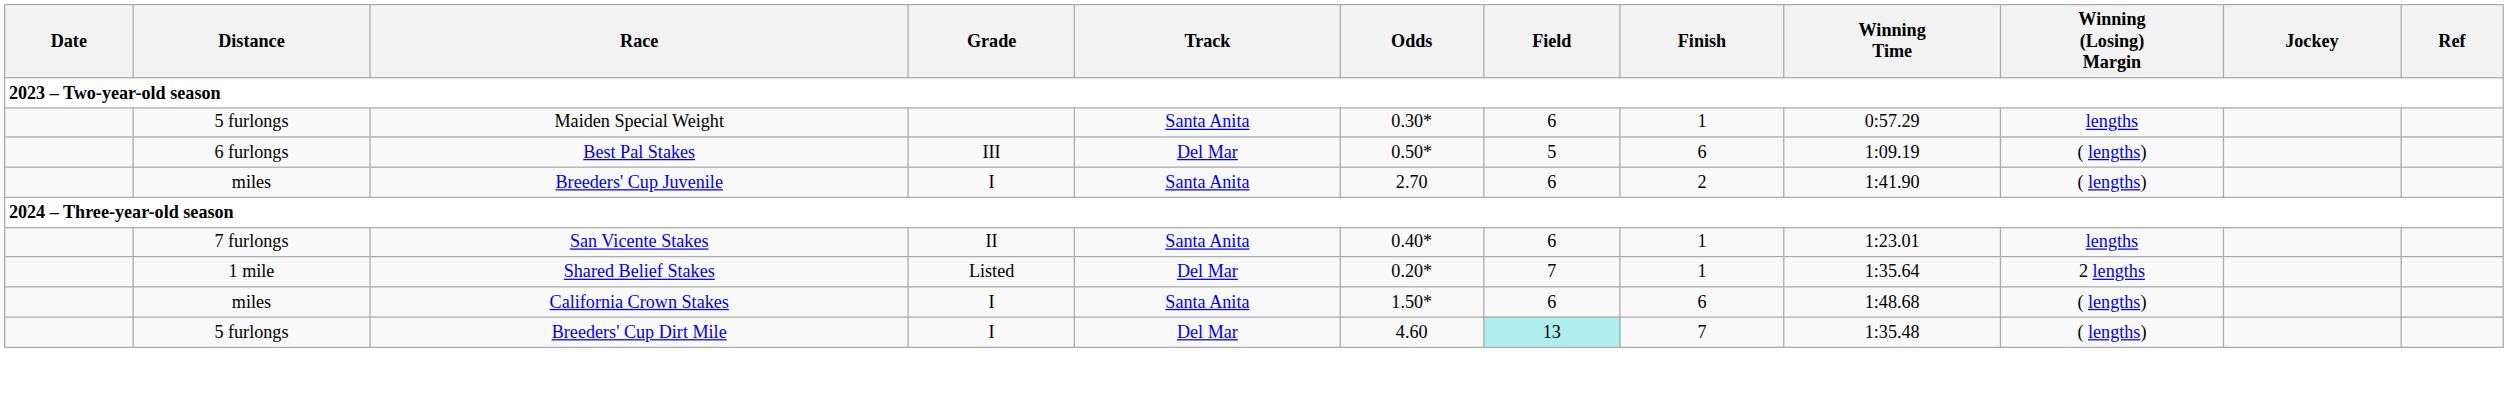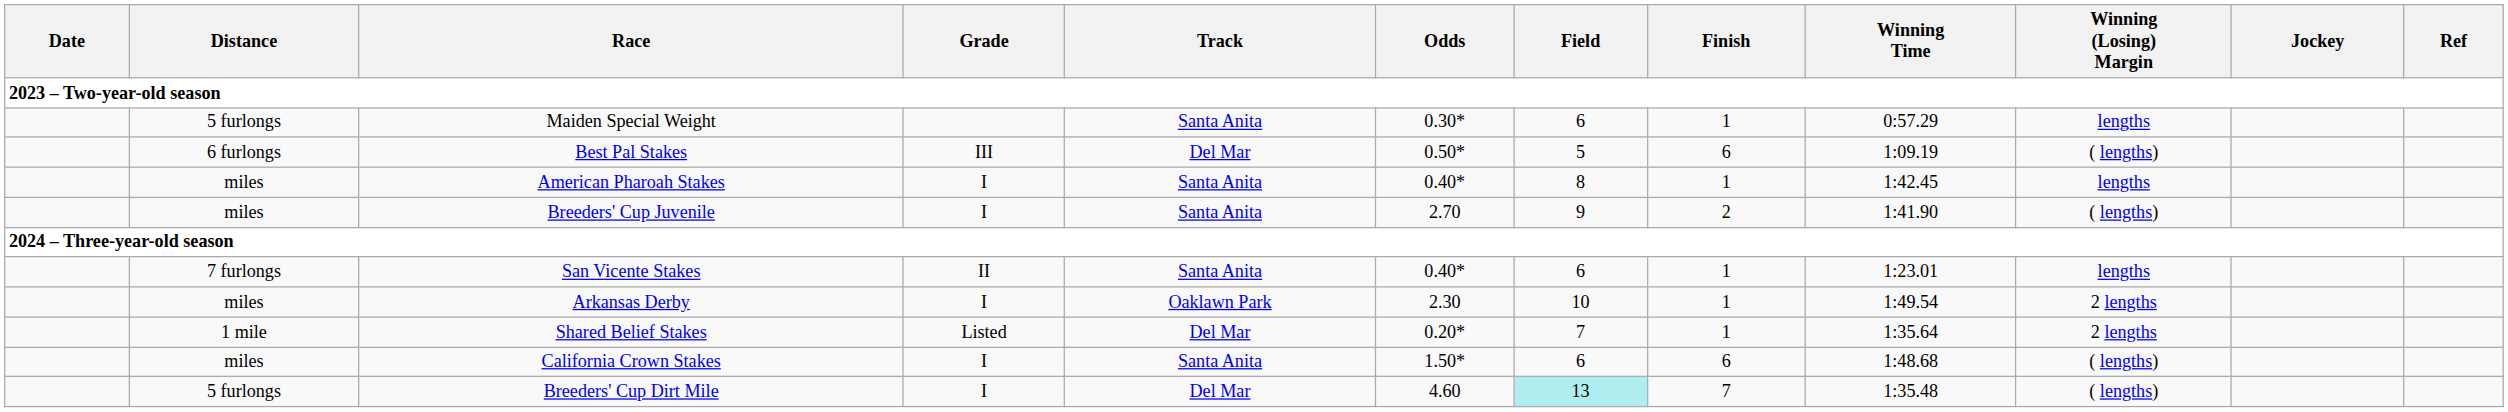+ row: (631, 182)
(1552, 182) 6 -> (1581, 212) 9
+ row: (631, 302)
